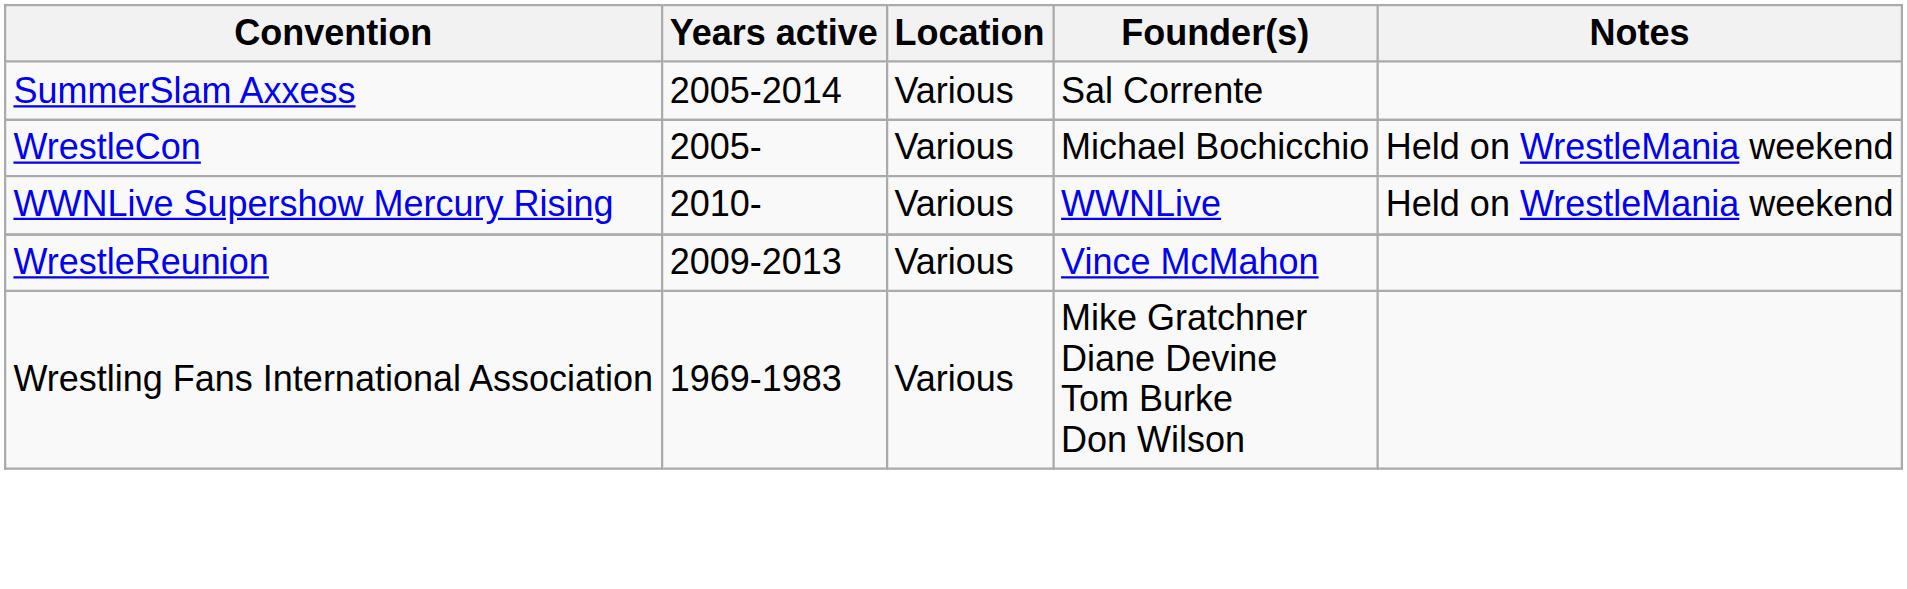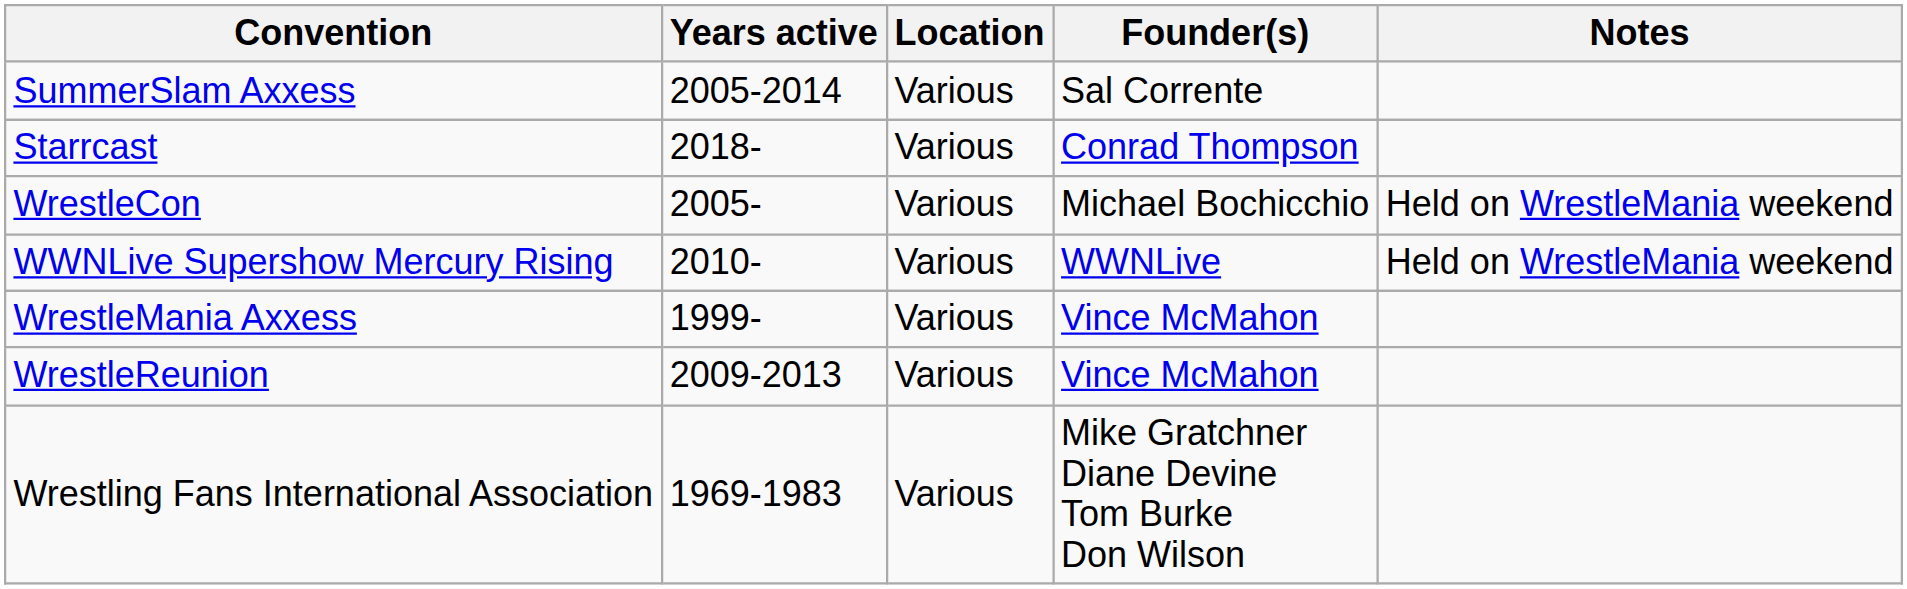+ row: (85, 147)
+ row: (185, 318)
